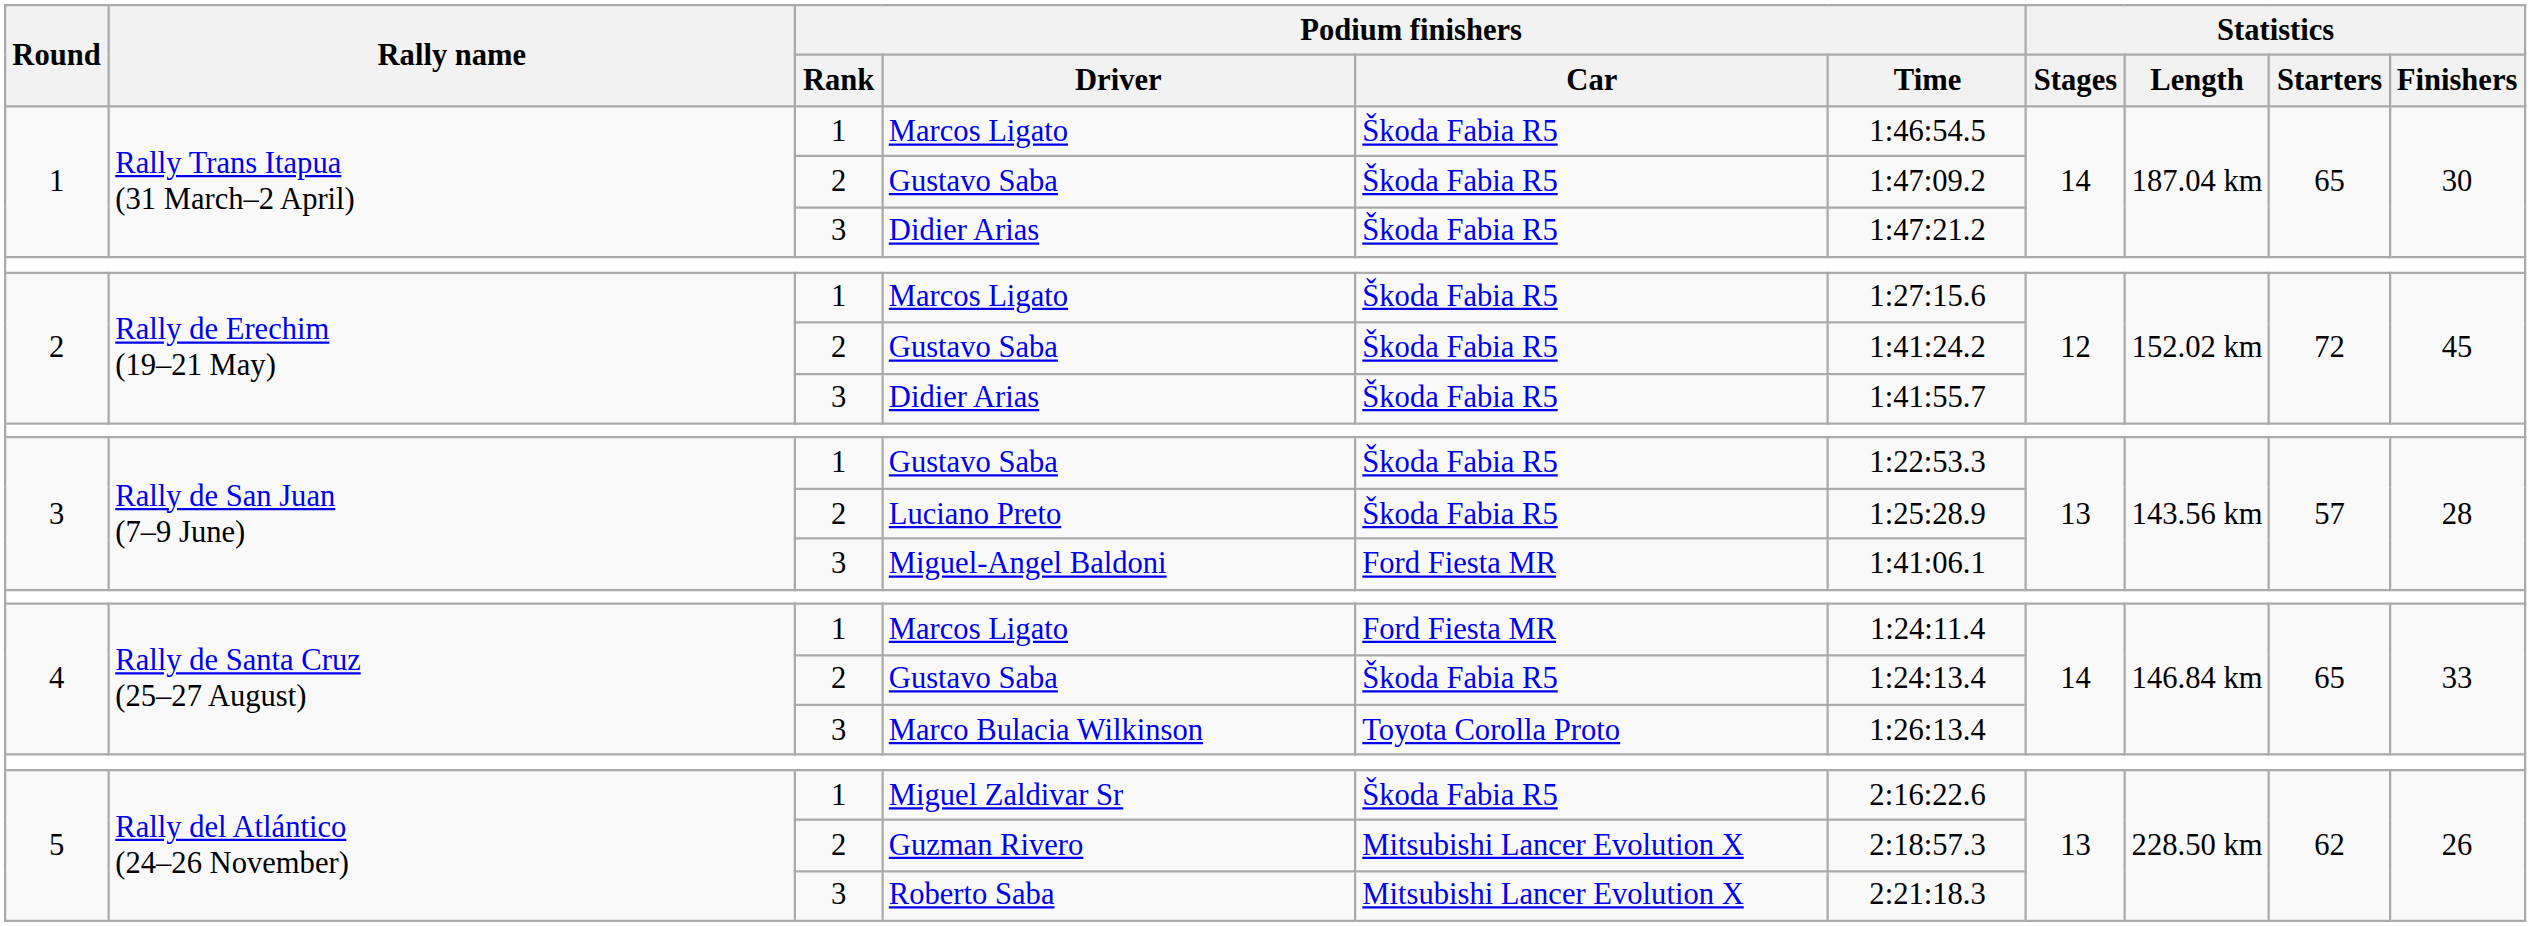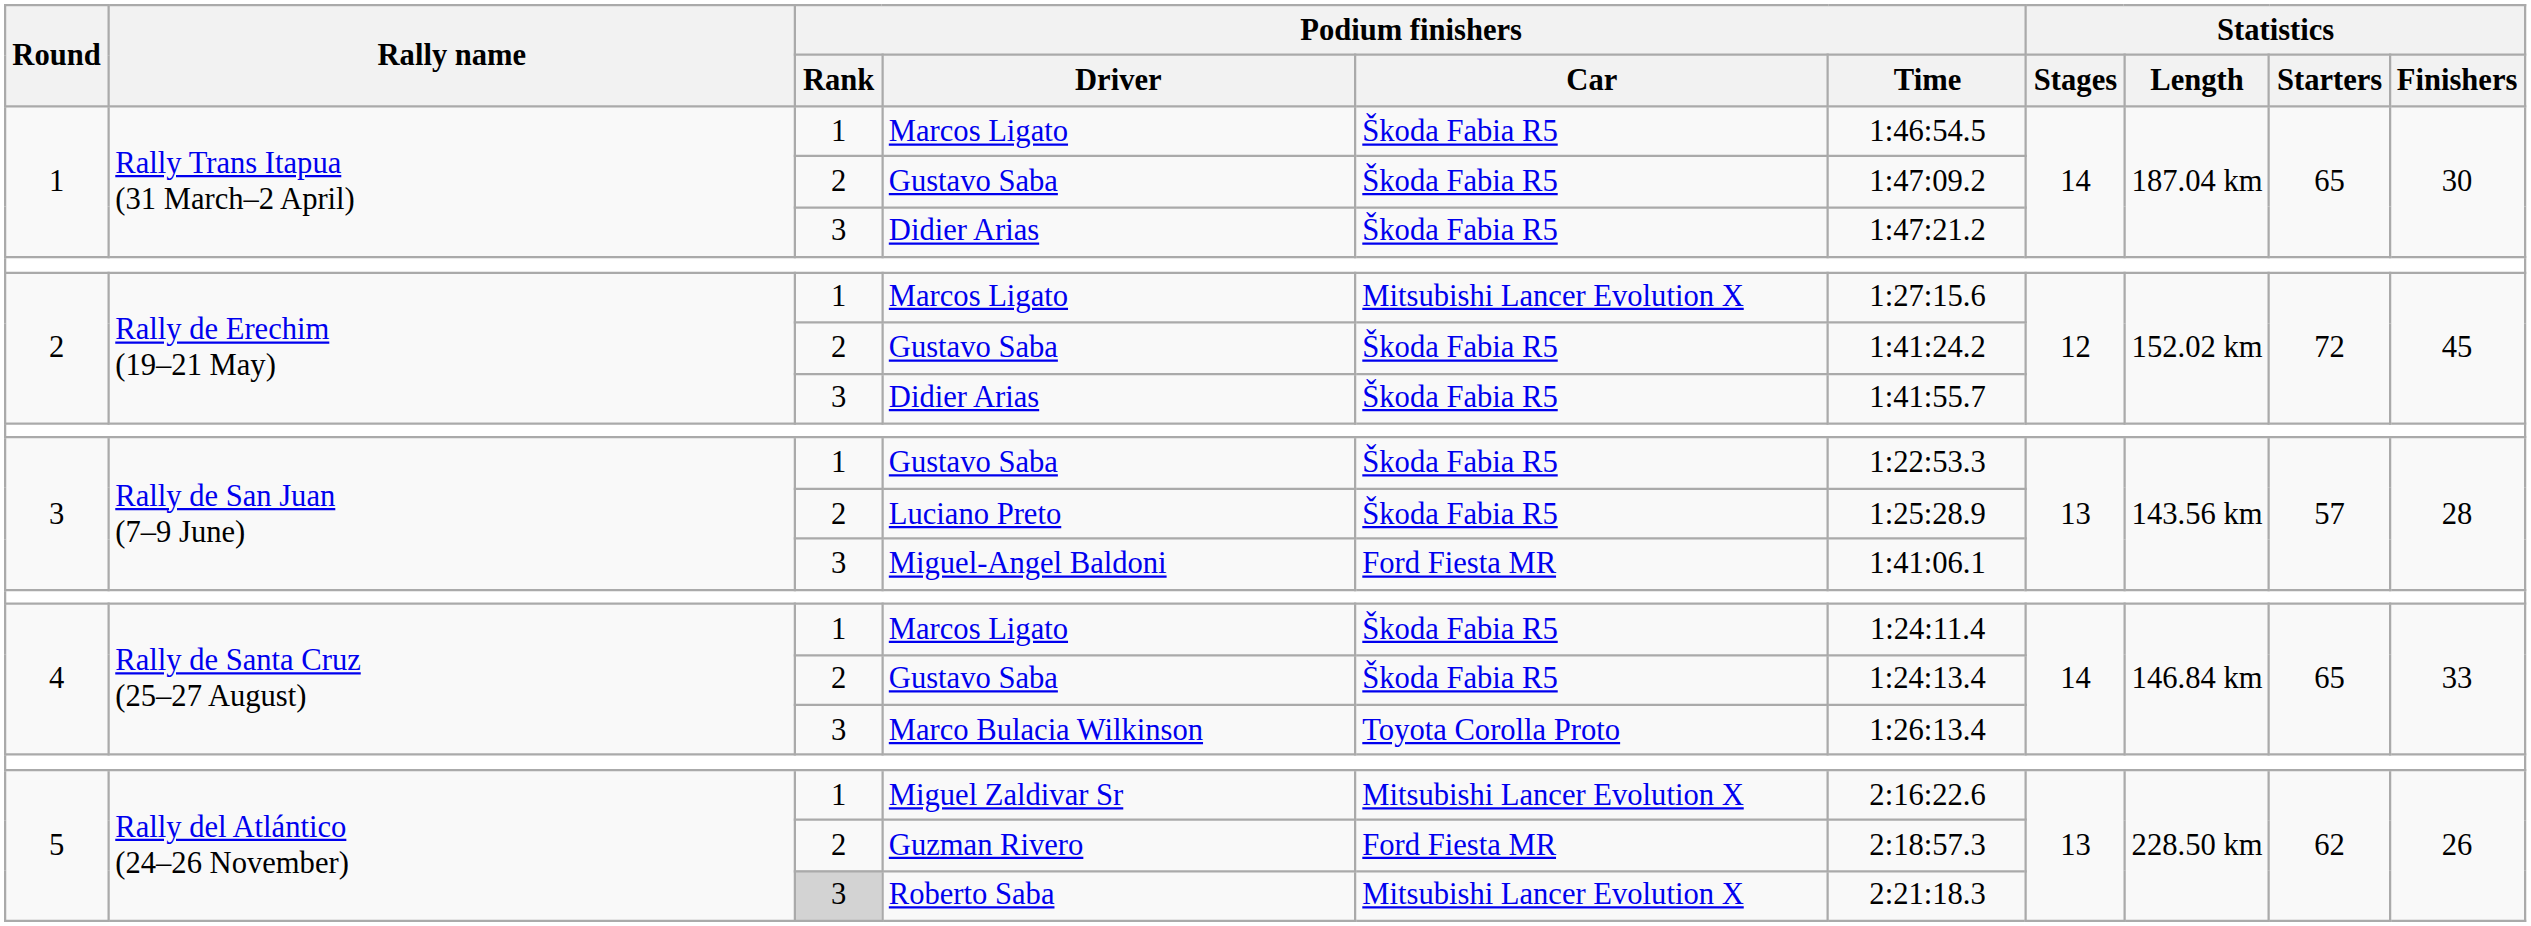(1460, 296) Škoda Fabia R5 -> (1553, 296) Mitsubishi Lancer Evolution X
(1459, 628) Ford Fiesta MR -> (1460, 628) Škoda Fabia R5
(1460, 794) Škoda Fabia R5 -> (1553, 794) Mitsubishi Lancer Evolution X
(1553, 844) Mitsubishi Lancer Evolution X -> (1459, 844) Ford Fiesta MR
(839, 895) no background -> (839, 895) lightgrey background
